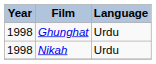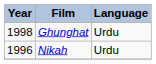(20, 50) 1998 -> (20, 50) 1996
